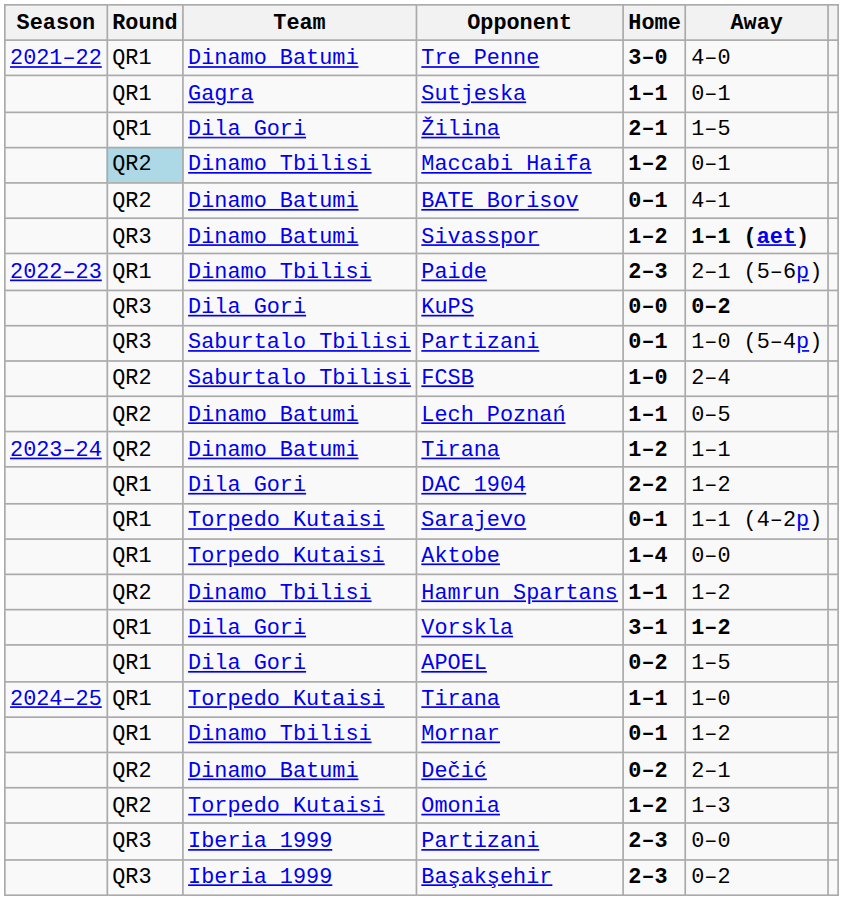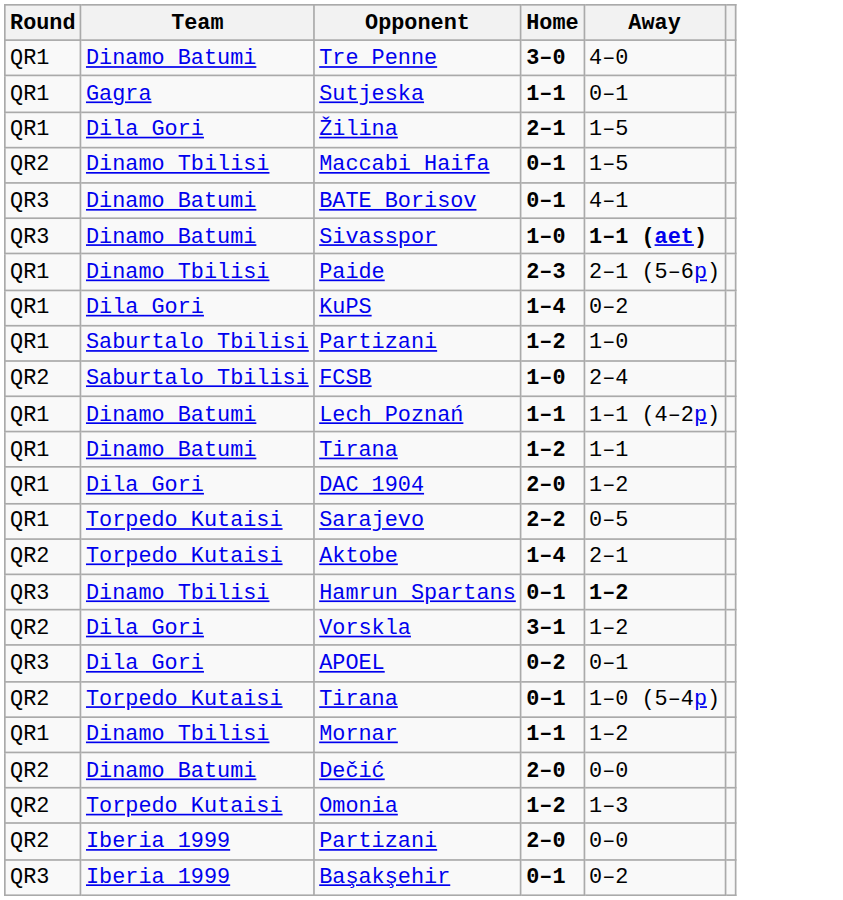- column: (56, 23)
(132, 165) lightblue background -> (30, 165) no background
(648, 165) 1–2 -> (546, 165) 0–1
(711, 165) 0–1 -> (609, 165) 1–5
(132, 201) QR2 -> (30, 201) QR3
(648, 236) 1–2 -> (546, 236) 1–0
(132, 307) QR3 -> (30, 307) QR1
(648, 307) 0–0 -> (546, 307) 1–4
(711, 307) bold -> (609, 307) normal
(132, 343) QR3 -> (30, 343) QR1
(648, 343) 0–1 -> (546, 343) 1–2
(757, 343) 1–0 (5–4p) -> (609, 343) 1–0
(132, 414) QR2 -> (30, 414) QR1
(711, 414) 0–5 -> (655, 414) 1–1 (4–2p)
(132, 450) QR2 -> (30, 450) QR1
(648, 485) 2–2 -> (546, 485) 2–0
(648, 521) 0–1 -> (546, 521) 2–2
(757, 521) 1–1 (4–2p) -> (609, 521) 0–5
(132, 557) QR1 -> (30, 557) QR2
(711, 557) 0–0 -> (609, 557) 2–1
(132, 592) QR2 -> (30, 592) QR3
(648, 592) 1–1 -> (546, 592) 0–1
(711, 592) normal -> (609, 592) bold
(132, 628) QR1 -> (30, 628) QR2
(711, 628) bold -> (609, 628) normal
(132, 663) QR1 -> (30, 663) QR3
(711, 663) 1–5 -> (609, 663) 0–1
(132, 699) QR1 -> (30, 699) QR2
(648, 699) 1–1 -> (546, 699) 0–1
(711, 699) 1–0 -> (655, 699) 1–0 (5–4p)
(648, 735) 0–1 -> (546, 735) 1–1
(648, 770) 0–2 -> (546, 770) 2–0
(711, 770) 2–1 -> (609, 770) 0–0
(132, 841) QR3 -> (30, 841) QR2
(648, 841) 2–3 -> (546, 841) 2–0
(648, 877) 2–3 -> (546, 877) 0–1
